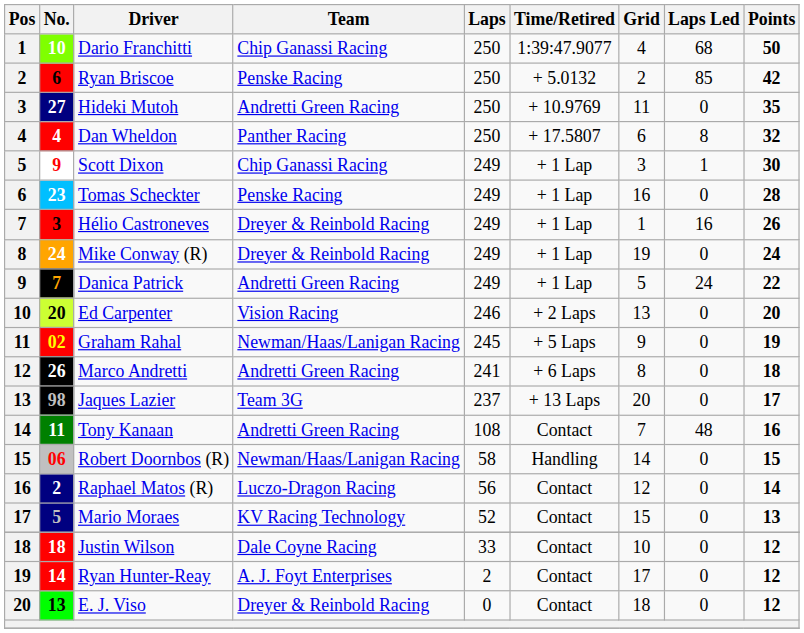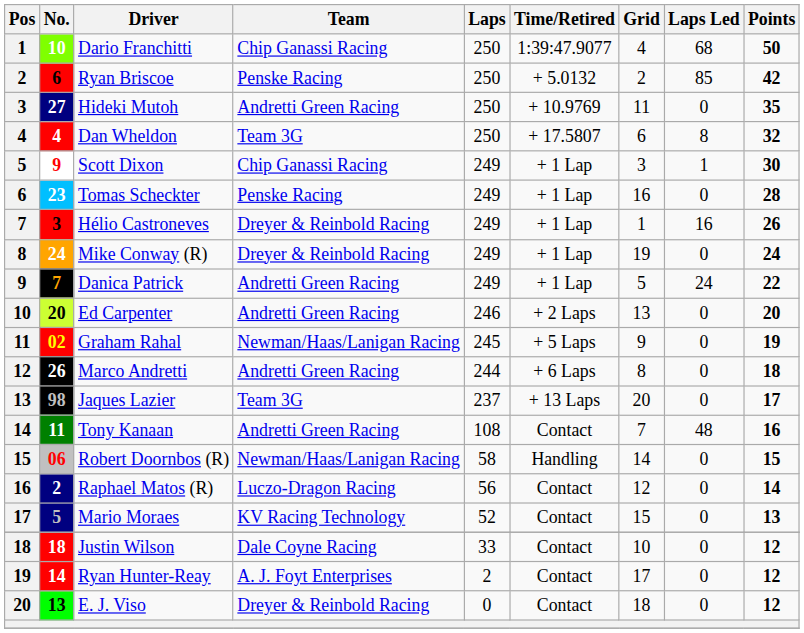(292, 136) Panther Racing -> (270, 136) Team 3G
(288, 312) Vision Racing -> (318, 312) Andretti Green Racing
(487, 371) 241 -> (487, 371) 244
